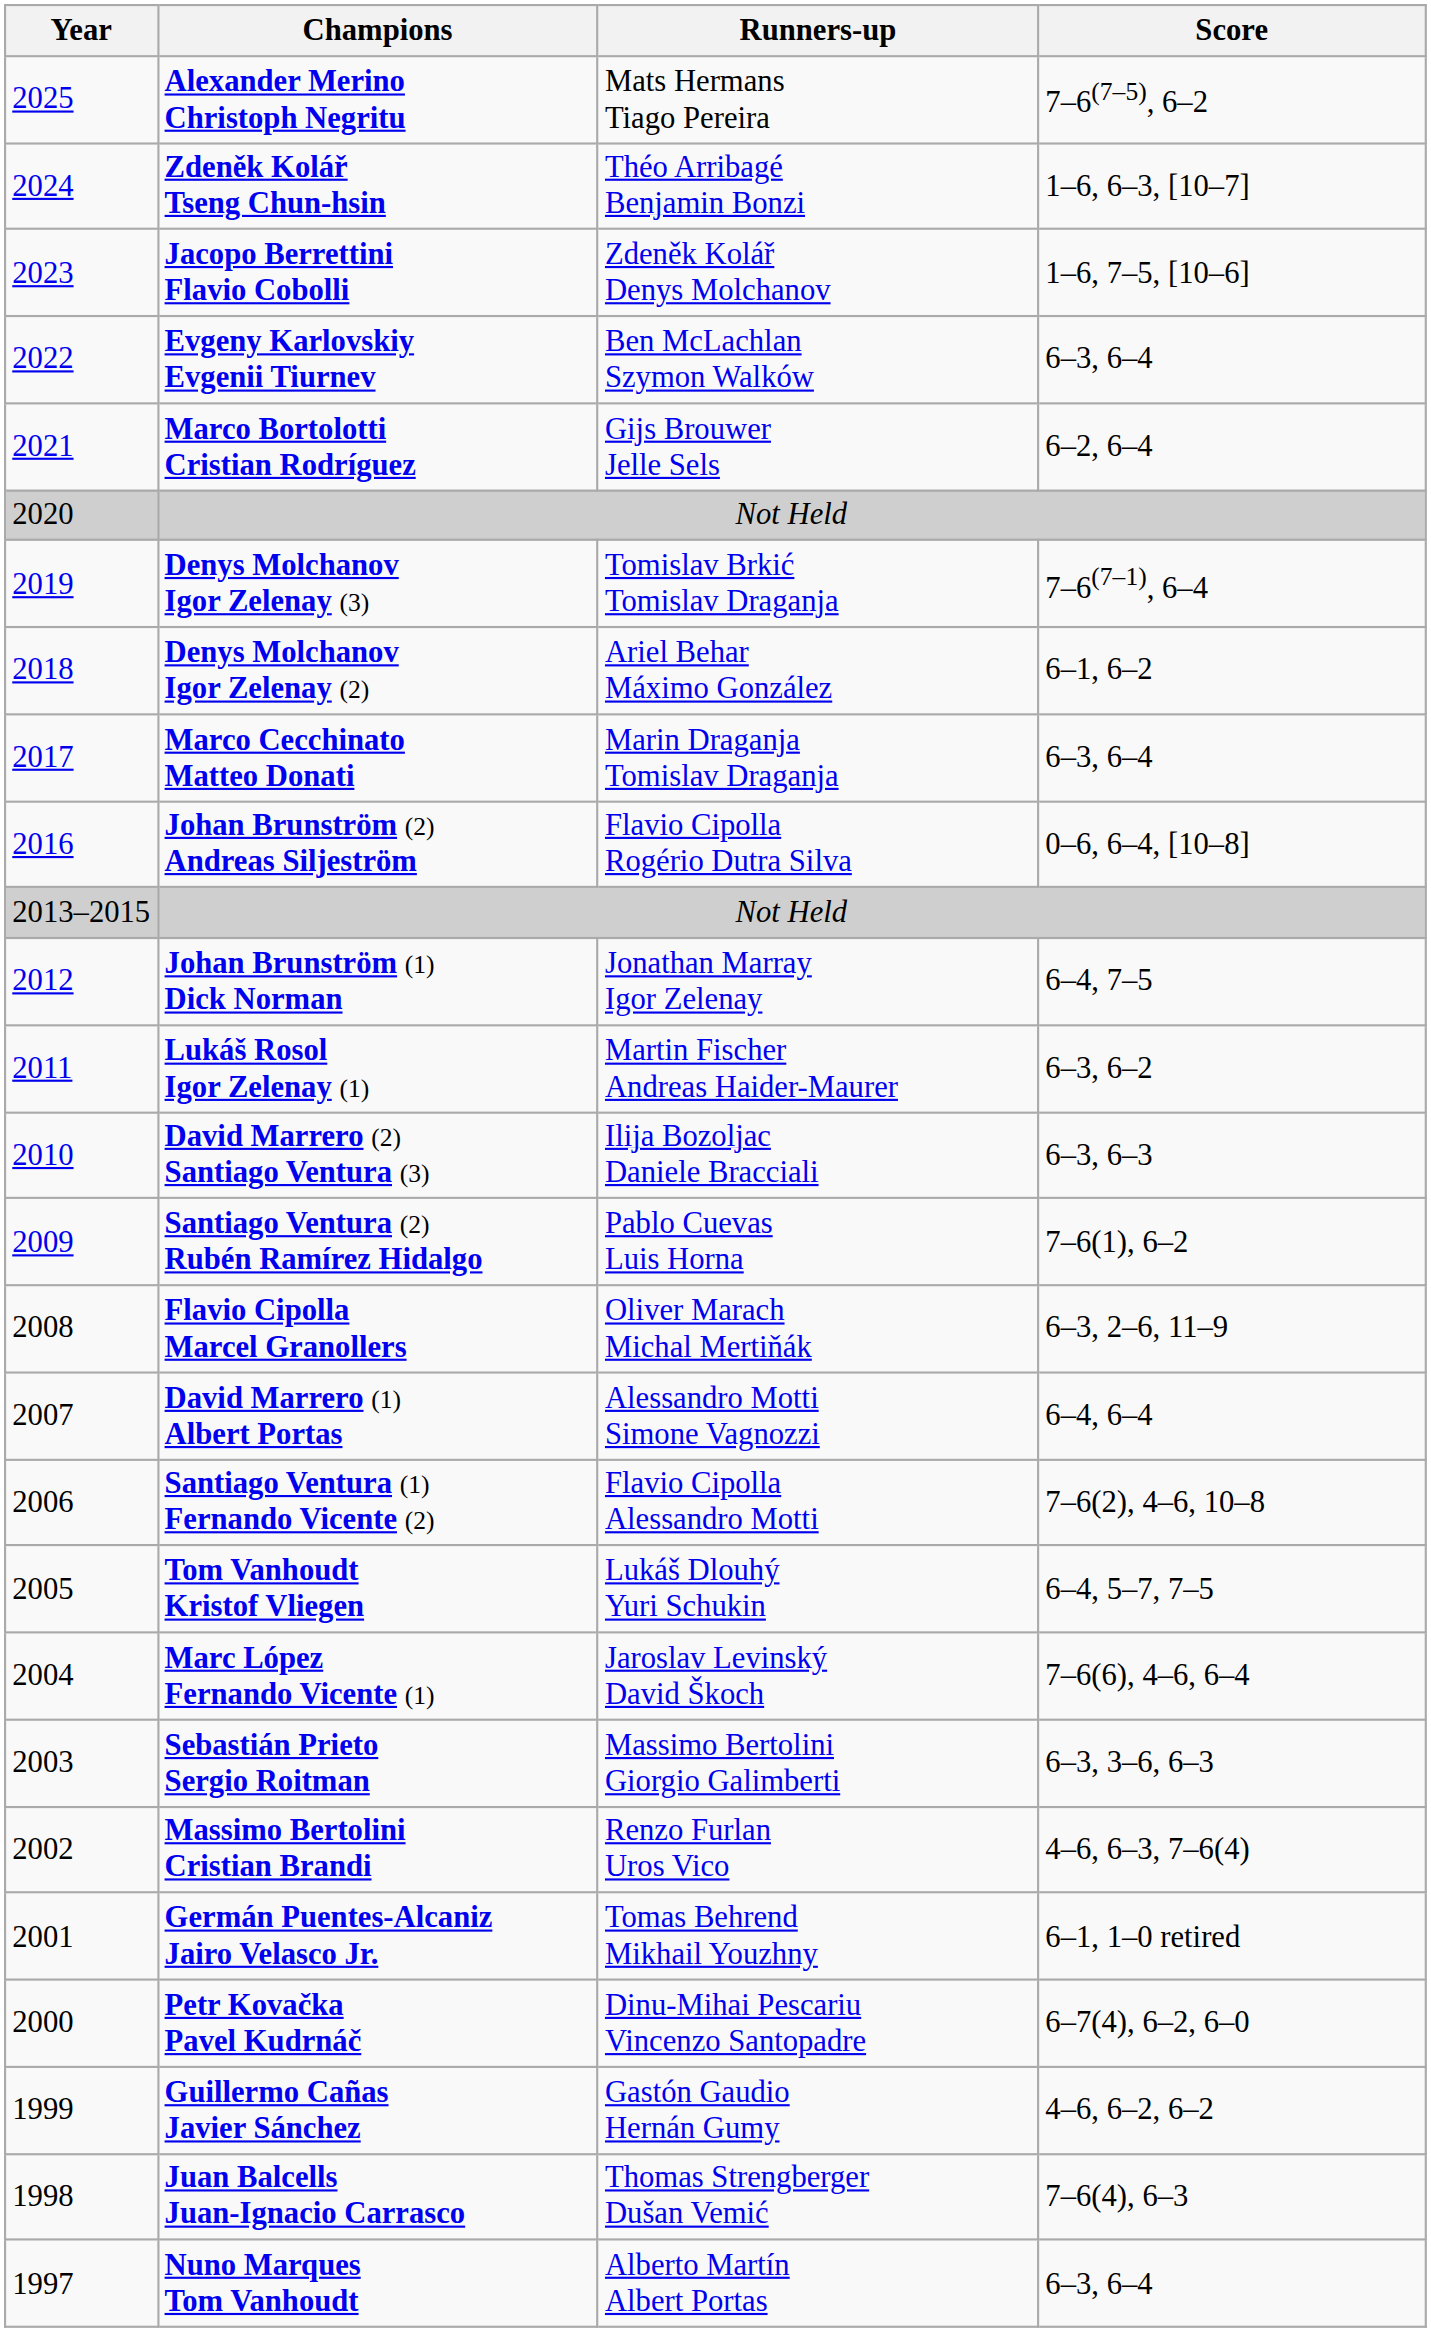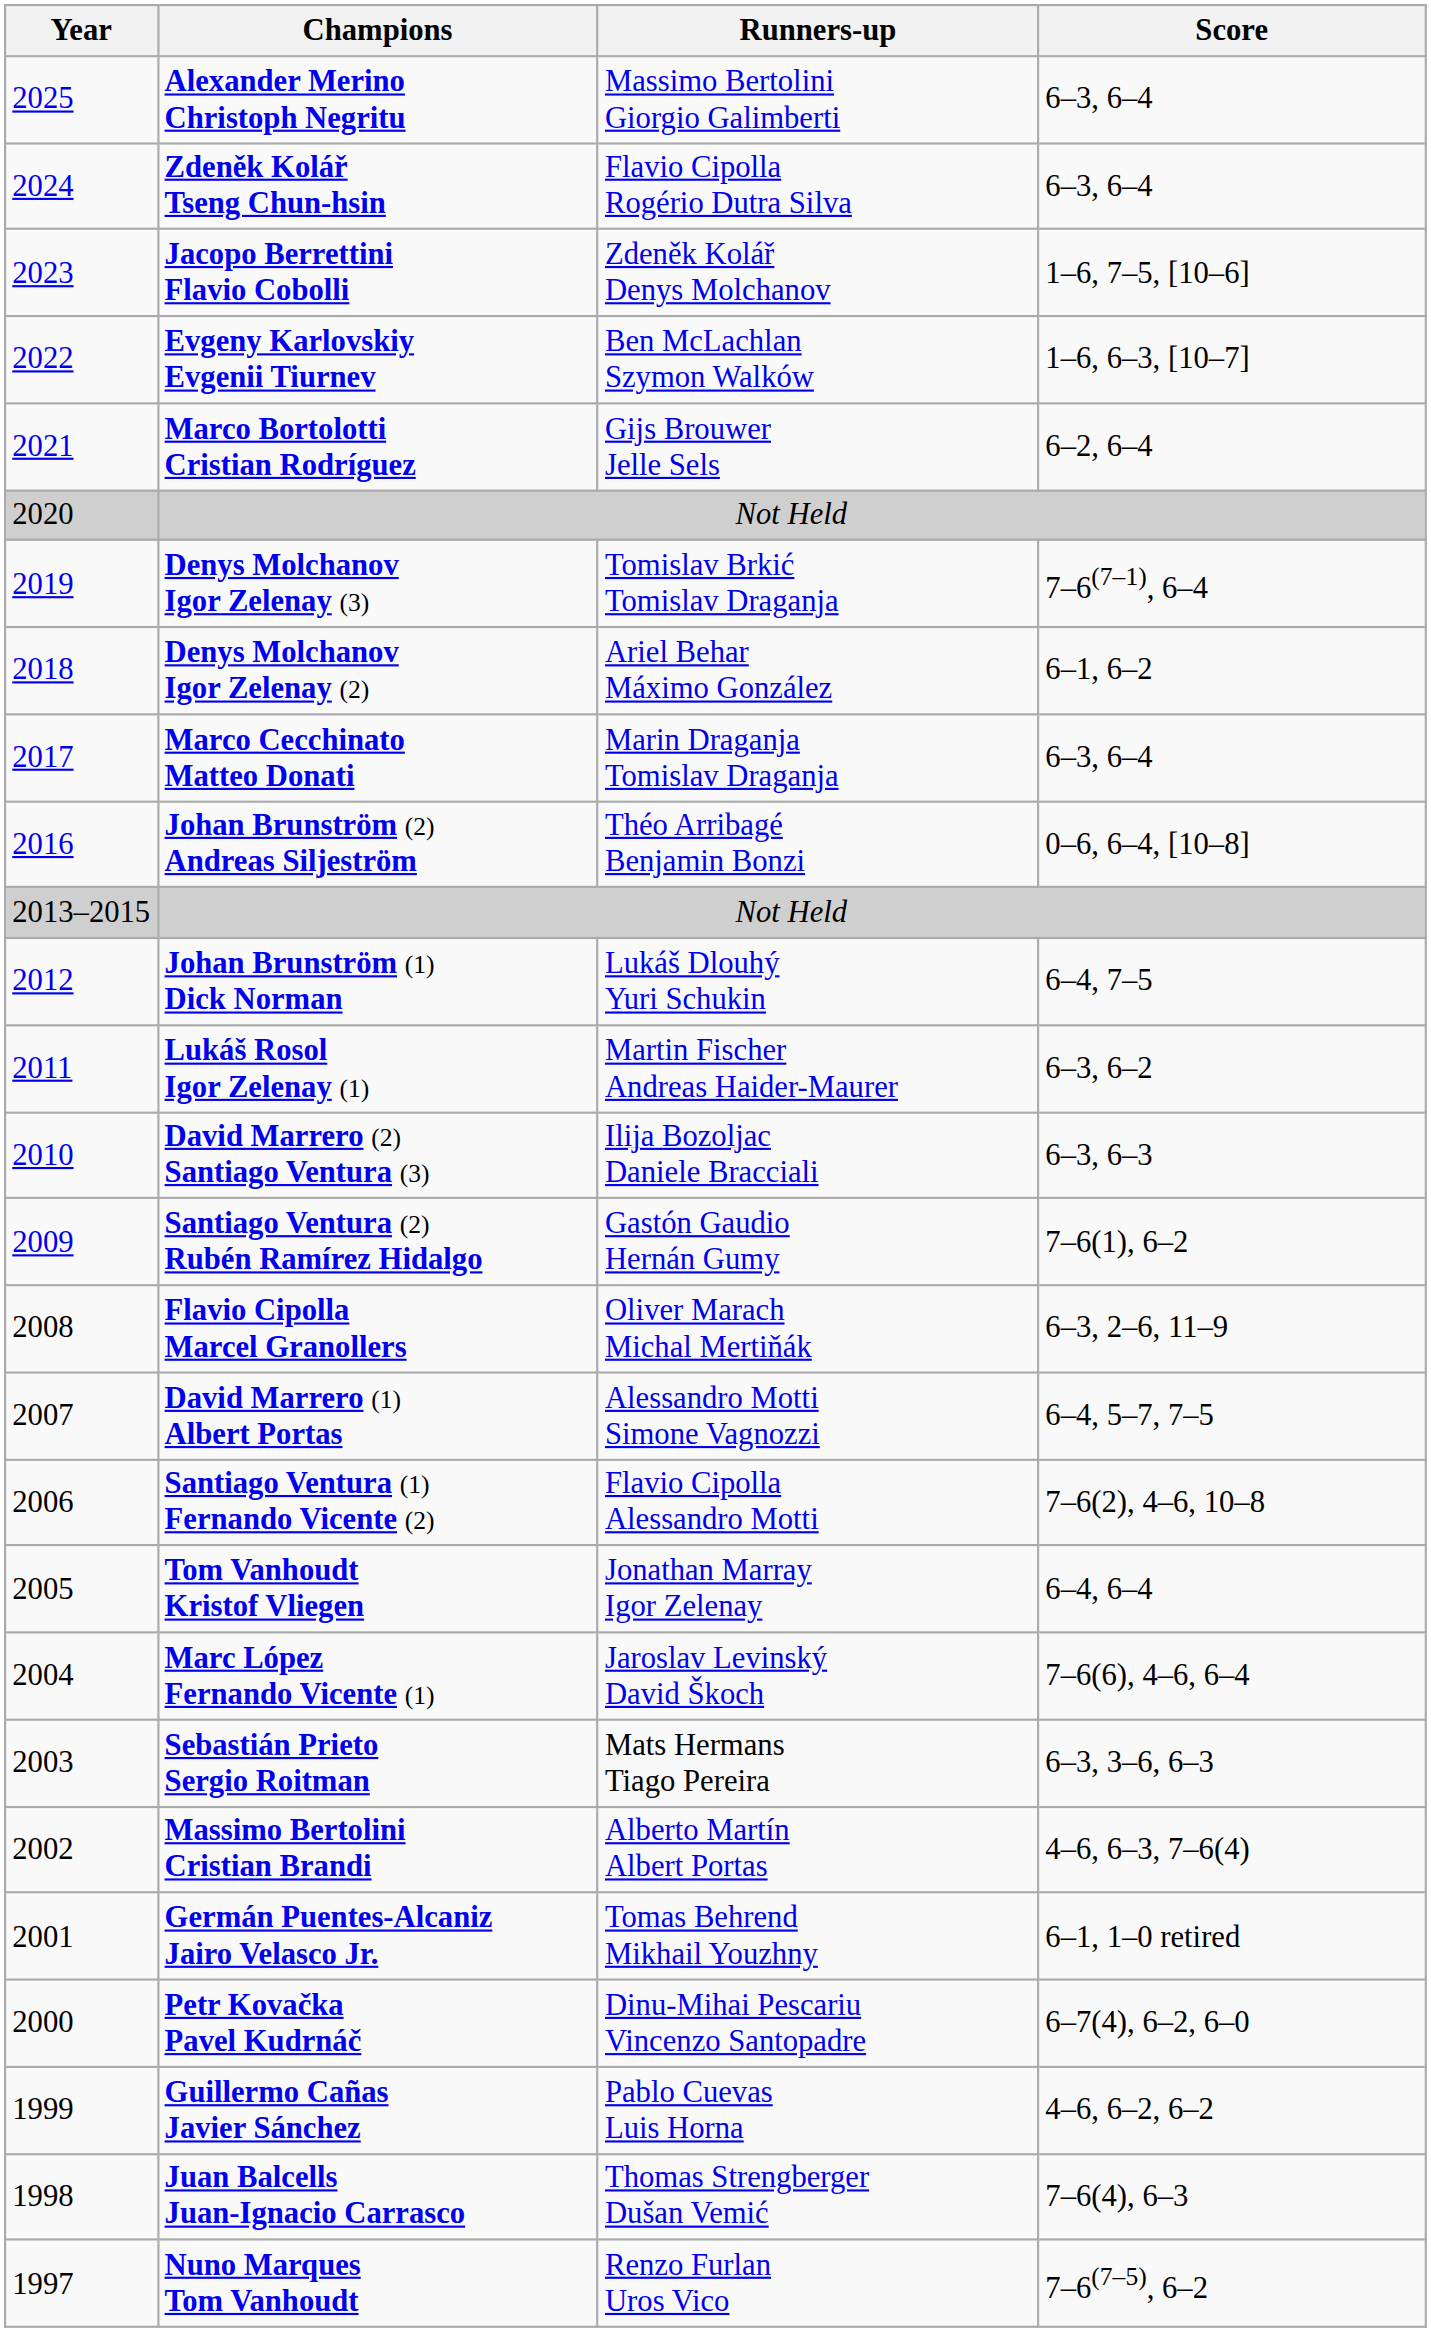(695, 98) Mats Hermans Tiago Pereira -> (723, 98) Massimo Bertolini Giorgio Galimberti
(1127, 98) 7–6(7–5), 6–2 -> (1099, 98) 6–3, 6–4
(705, 185) Théo Arribagé Benjamin Bonzi -> (728, 185) Flavio Cipolla Rogério Dutra Silva
(1148, 185) 1–6, 6–3, [10–7] -> (1099, 185) 6–3, 6–4
(1099, 359) 6–3, 6–4 -> (1148, 359) 1–6, 6–3, [10–7]
(728, 843) Flavio Cipolla Rogério Dutra Silva -> (705, 843) Théo Arribagé Benjamin Bonzi
(708, 981) Jonathan Marray Igor Zelenay -> (692, 981) Lukáš Dlouhý Yuri Schukin
(689, 1241) Pablo Cuevas Luis Horna -> (697, 1241) Gastón Gaudio Hernán Gumy
(1099, 1415) 6–4, 6–4 -> (1130, 1415) 6–4, 5–7, 7–5
(692, 1588) Lukáš Dlouhý Yuri Schukin -> (708, 1588) Jonathan Marray Igor Zelenay
(1130, 1588) 6–4, 5–7, 7–5 -> (1099, 1588) 6–4, 6–4
(723, 1762) Massimo Bertolini Giorgio Galimberti -> (695, 1762) Mats Hermans Tiago Pereira
(688, 1849) Renzo Furlan Uros Vico -> (697, 1849) Alberto Martín Albert Portas
(697, 2109) Gastón Gaudio Hernán Gumy -> (689, 2109) Pablo Cuevas Luis Horna
(697, 2283) Alberto Martín Albert Portas -> (688, 2283) Renzo Furlan Uros Vico
(1099, 2283) 6–3, 6–4 -> (1127, 2283) 7–6(7–5), 6–2
